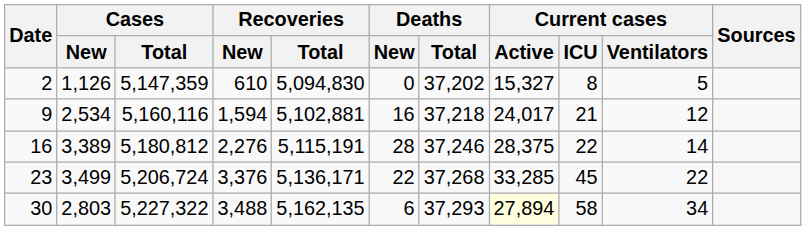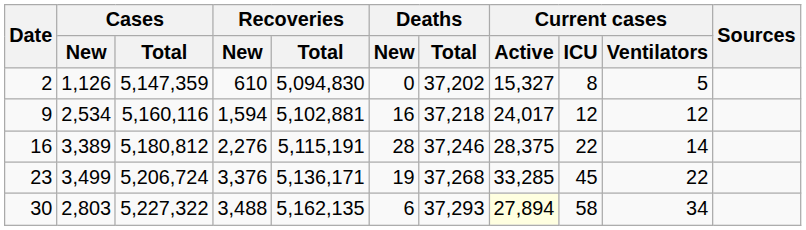(587, 114) 21 -> (587, 114) 12
(404, 177) 22 -> (404, 177) 19
